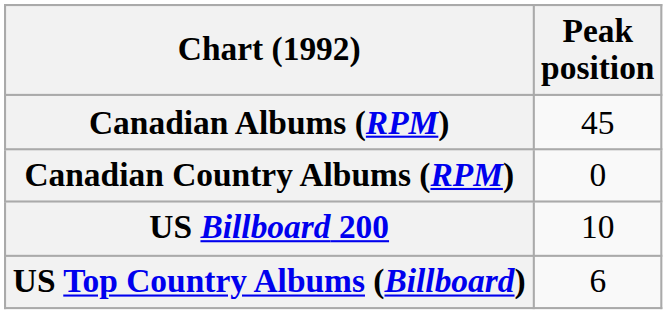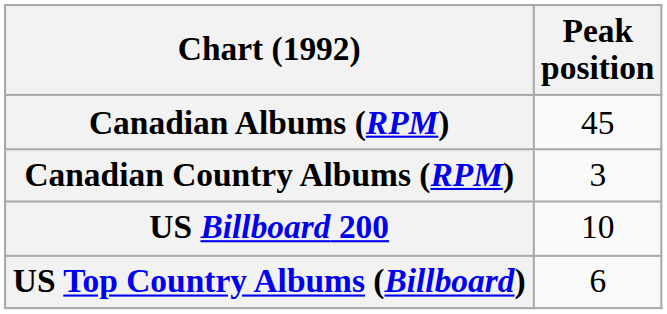(598, 174) 0 -> (598, 174) 3
